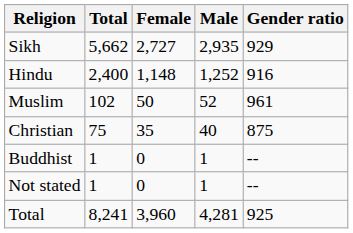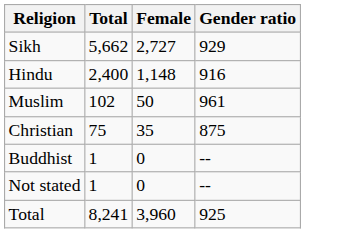- column: (219, 18)
